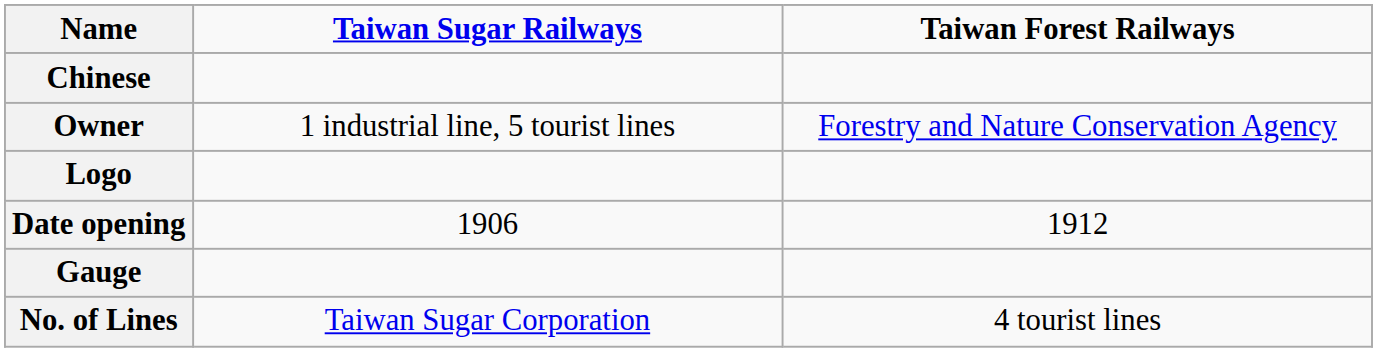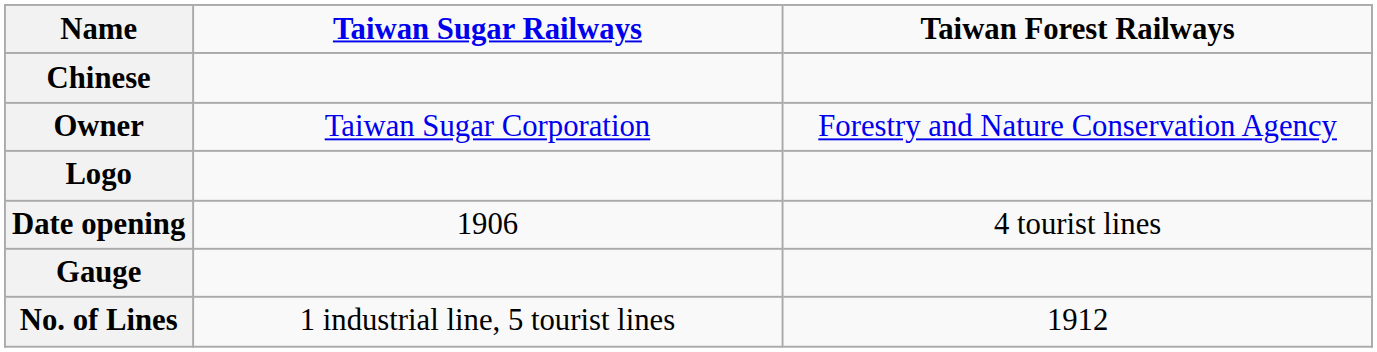(487, 126) 1 industrial line, 5 tourist lines -> (487, 126) Taiwan Sugar Corporation
(1078, 223) 1912 -> (1078, 223) 4 tourist lines
(487, 321) Taiwan Sugar Corporation -> (487, 321) 1 industrial line, 5 tourist lines
(1078, 321) 4 tourist lines -> (1078, 321) 1912
